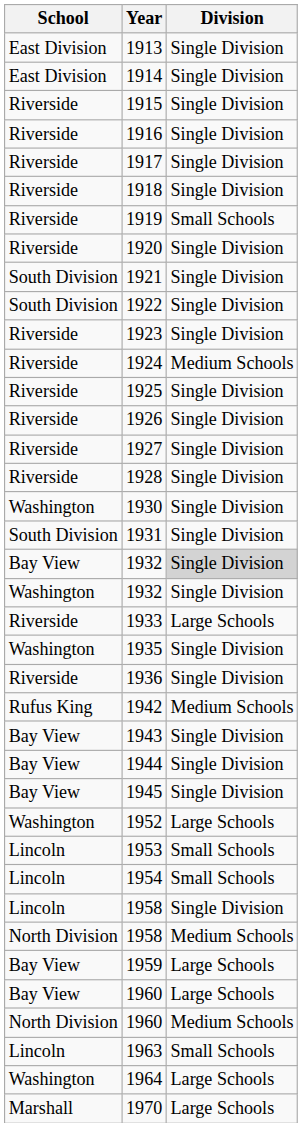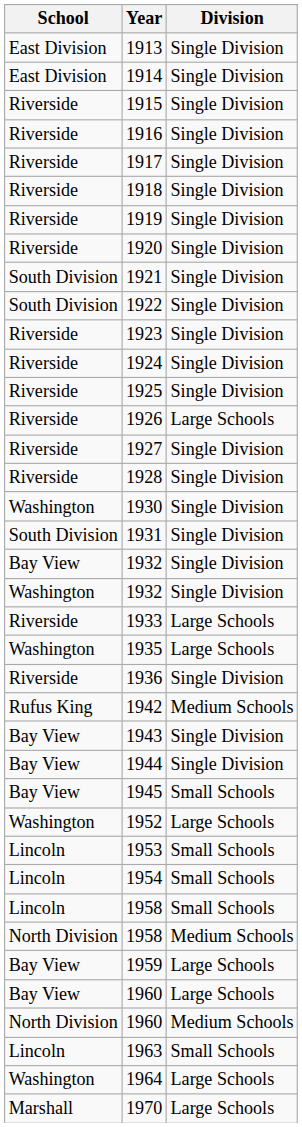(223, 219) Small Schools -> (227, 219) Single Division
(232, 362) Medium Schools -> (227, 362) Single Division
(227, 420) Single Division -> (222, 420) Large Schools
(227, 563) lightgrey background -> (227, 563) no background
(227, 649) Single Division -> (222, 649) Large Schools
(227, 793) Single Division -> (223, 793) Small Schools
(227, 907) Single Division -> (223, 907) Small Schools
